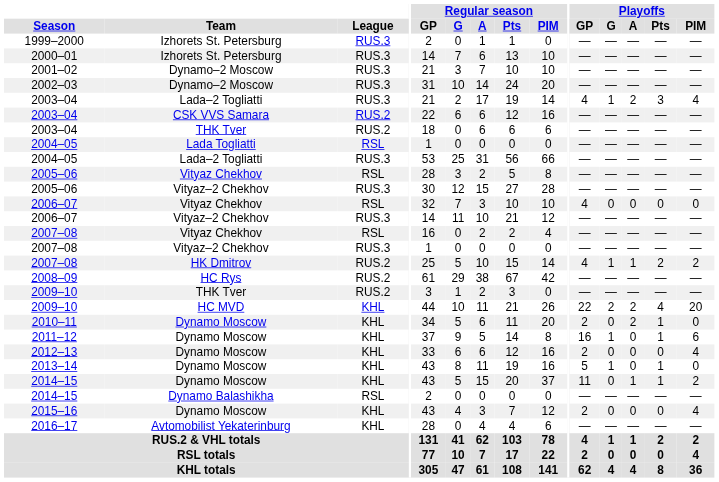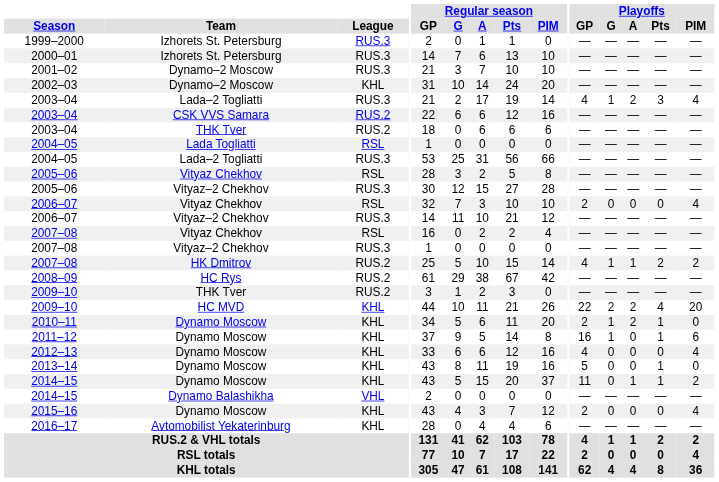(373, 85) RUS.3 -> (373, 85) KHL
(585, 203) 4 -> (585, 203) 2
(696, 203) 0 -> (696, 203) 4
(611, 322) 0 -> (611, 322) 1
(585, 351) 2 -> (585, 351) 4
(611, 366) 1 -> (611, 366) 0
(373, 396) RSL -> (373, 396) VHL
